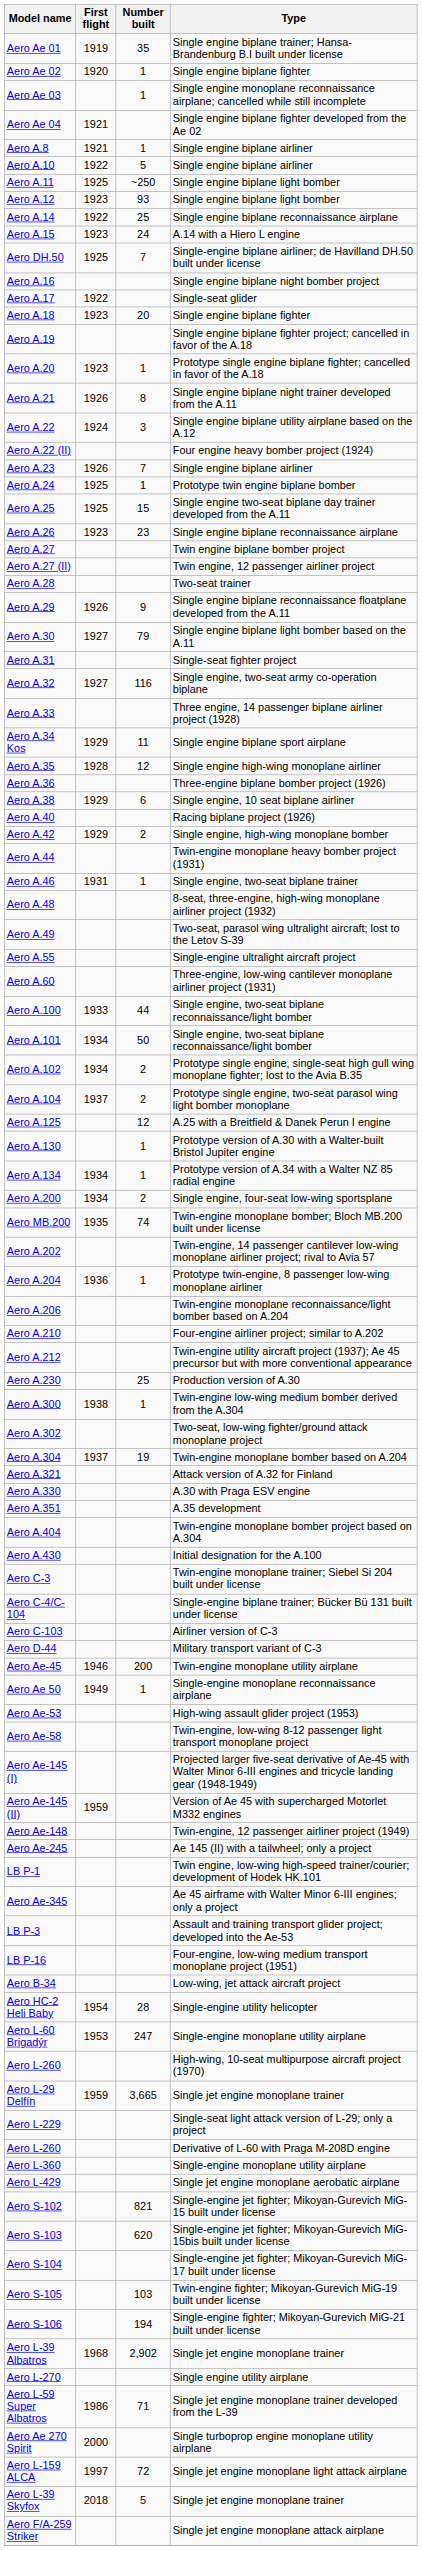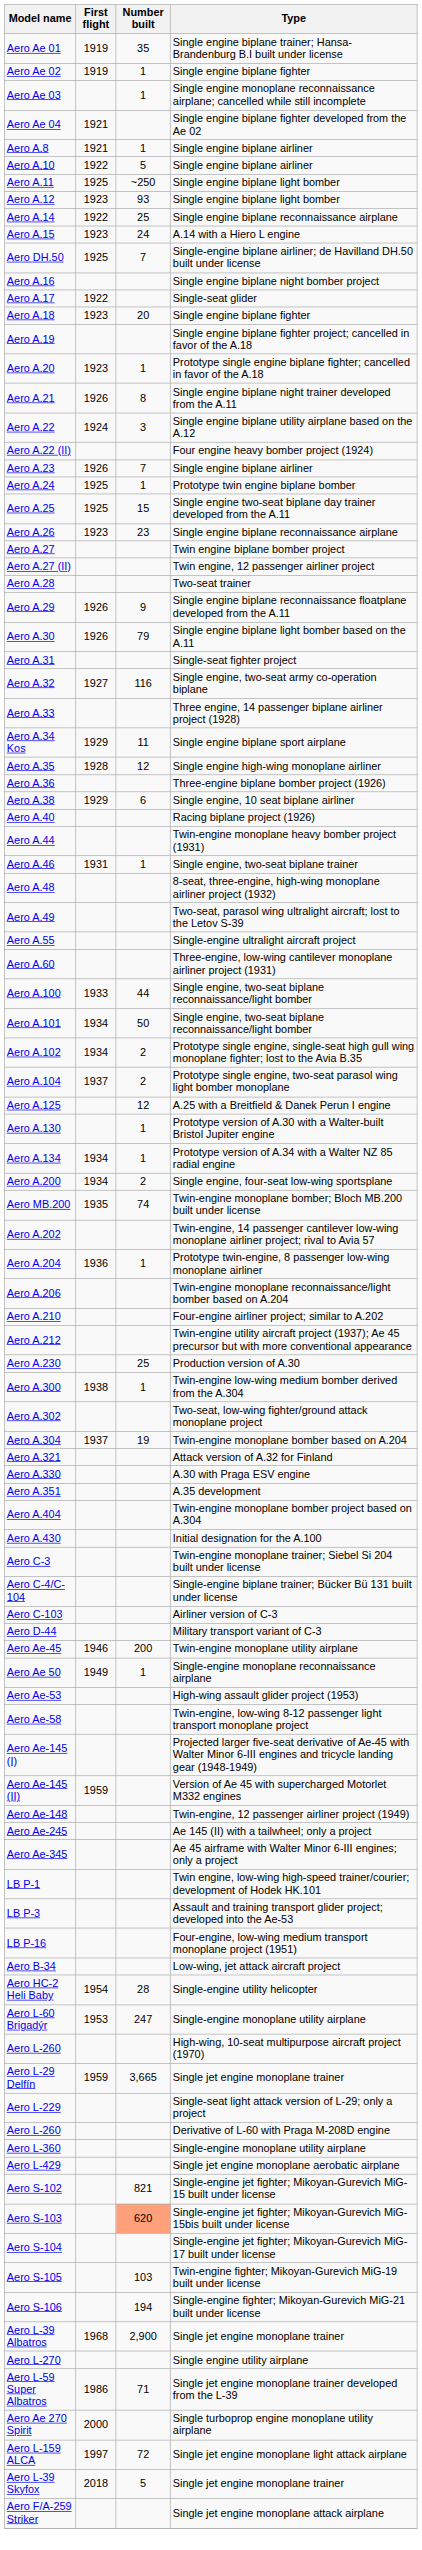(96, 72) 1920 -> (96, 72) 1919
(96, 637) 1927 -> (96, 637) 1926
- row: (31, 835)
rows swapped: (37, 1901) <-> (23, 1871)
(143, 2235) no background -> (143, 2218) lightsalmon background
(143, 2353) 2,902 -> (143, 2336) 2,900
